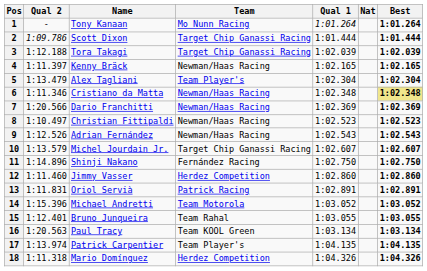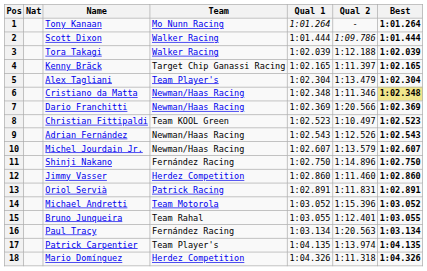columns swapped: (368, 12) <-> (46, 12)
(244, 39) Target Chip Ganassi Racing -> (185, 39) Walker Racing
(244, 53) Target Chip Ganassi Racing -> (185, 53) Walker Racing
(224, 67) Newman/Haas Racing -> (219, 67) Target Chip Ganassi Racing
(224, 122) Newman/Haas Racing -> (190, 122) Team KOOL Green
(244, 149) Target Chip Ganassi Racing -> (198, 149) Newman/Haas Racing
(216, 232) Team KOOL Green -> (193, 232) Fernández Racing
